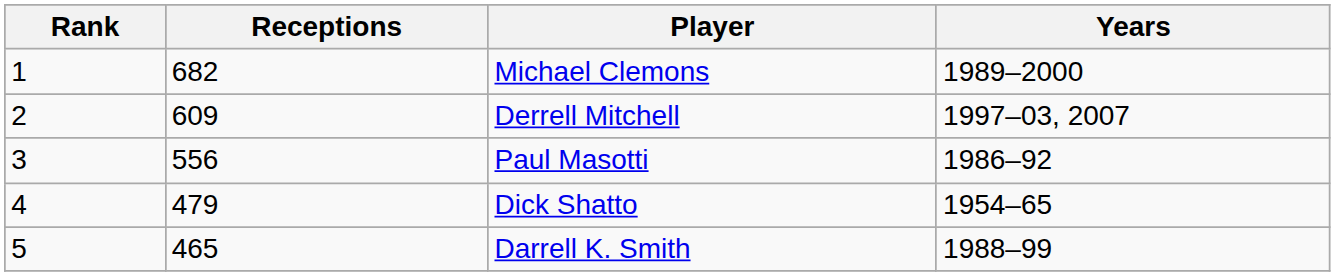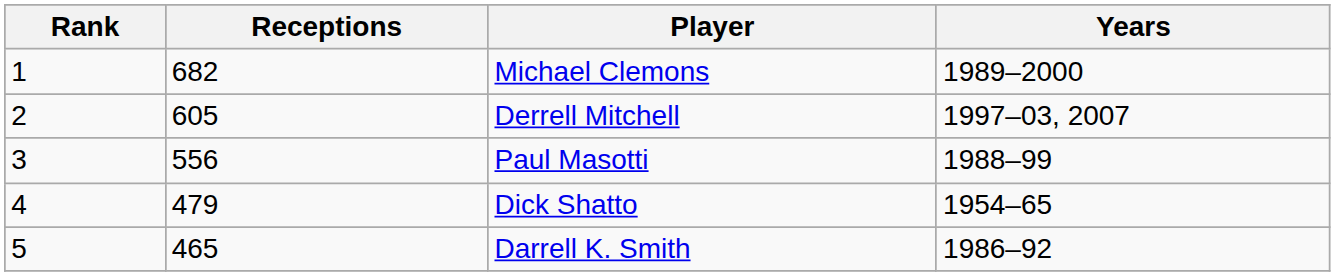(195, 115) 609 -> (195, 115) 605
(998, 159) 1986–92 -> (998, 159) 1988–99
(998, 248) 1988–99 -> (998, 248) 1986–92
